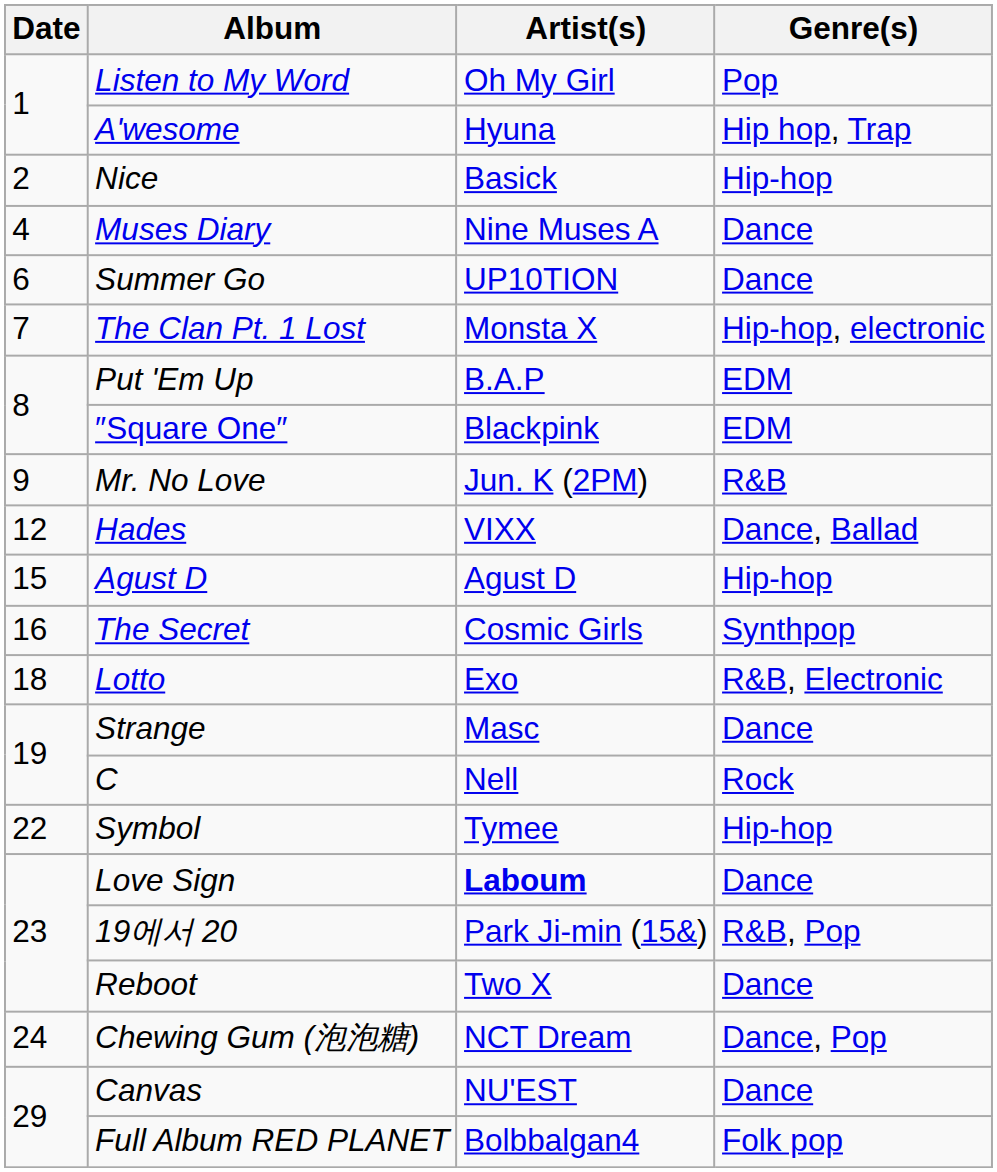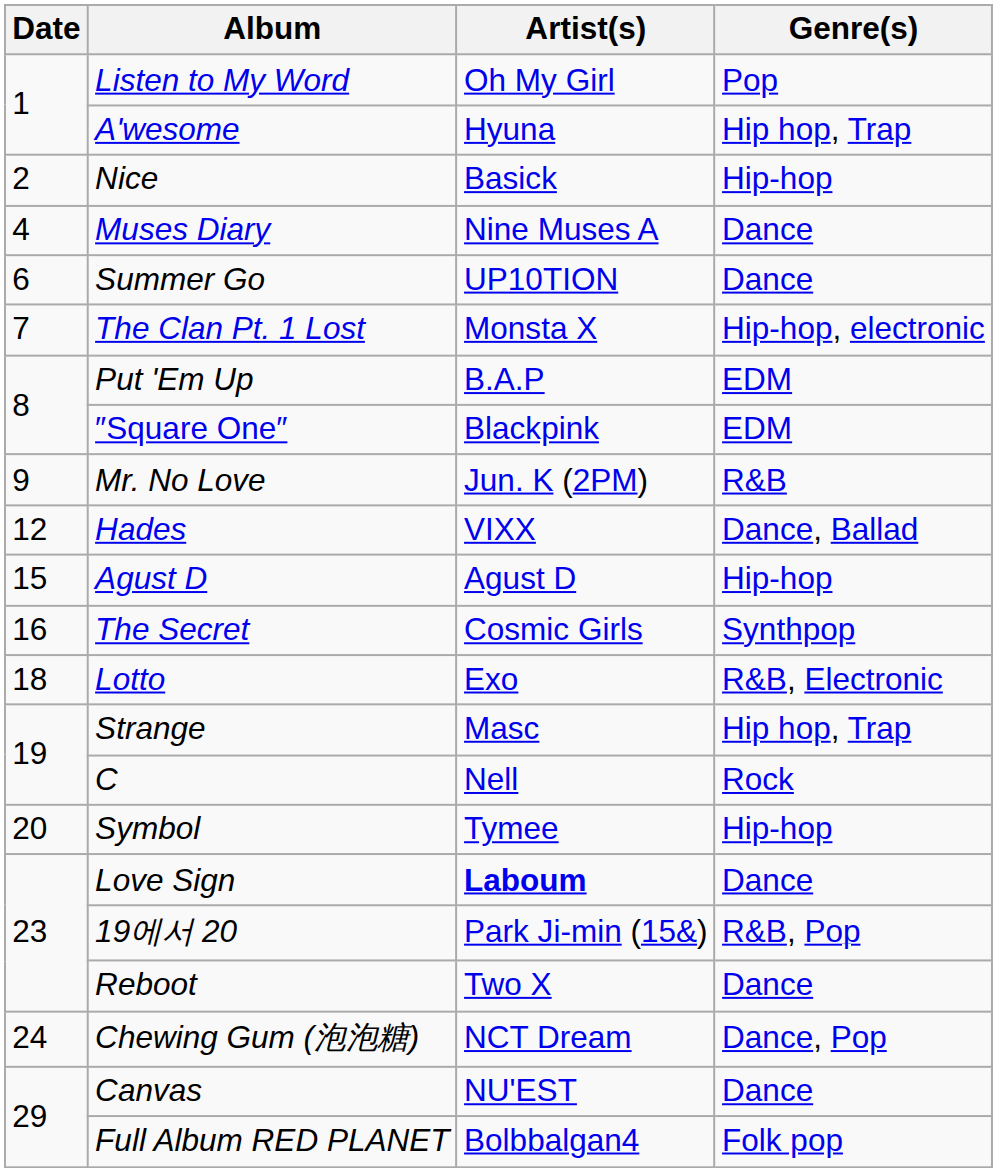(768, 729) Dance -> (817, 729) Hip hop, Trap
(30, 829) 22 -> (30, 829) 20
